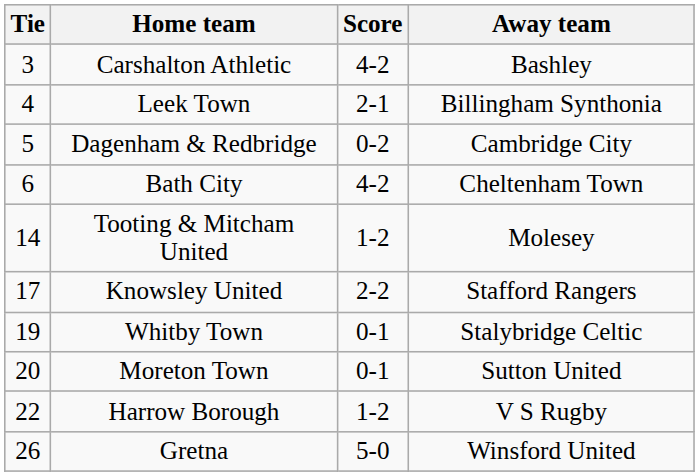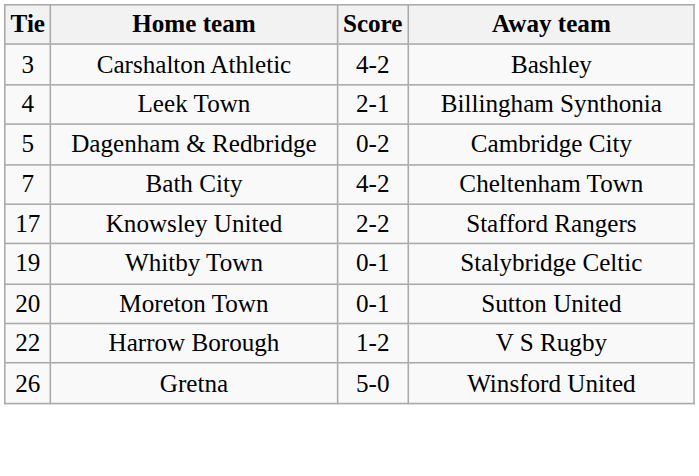(28, 183) 6 -> (28, 183) 7
- row: (194, 237)
